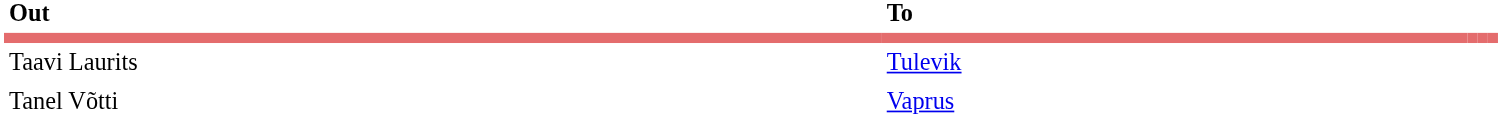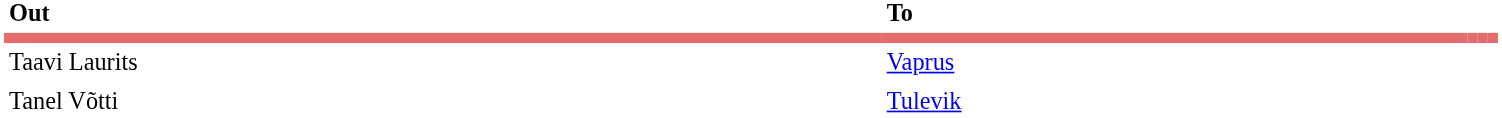(924, 62) Tulevik -> (921, 62) Vaprus
(921, 100) Vaprus -> (924, 100) Tulevik
